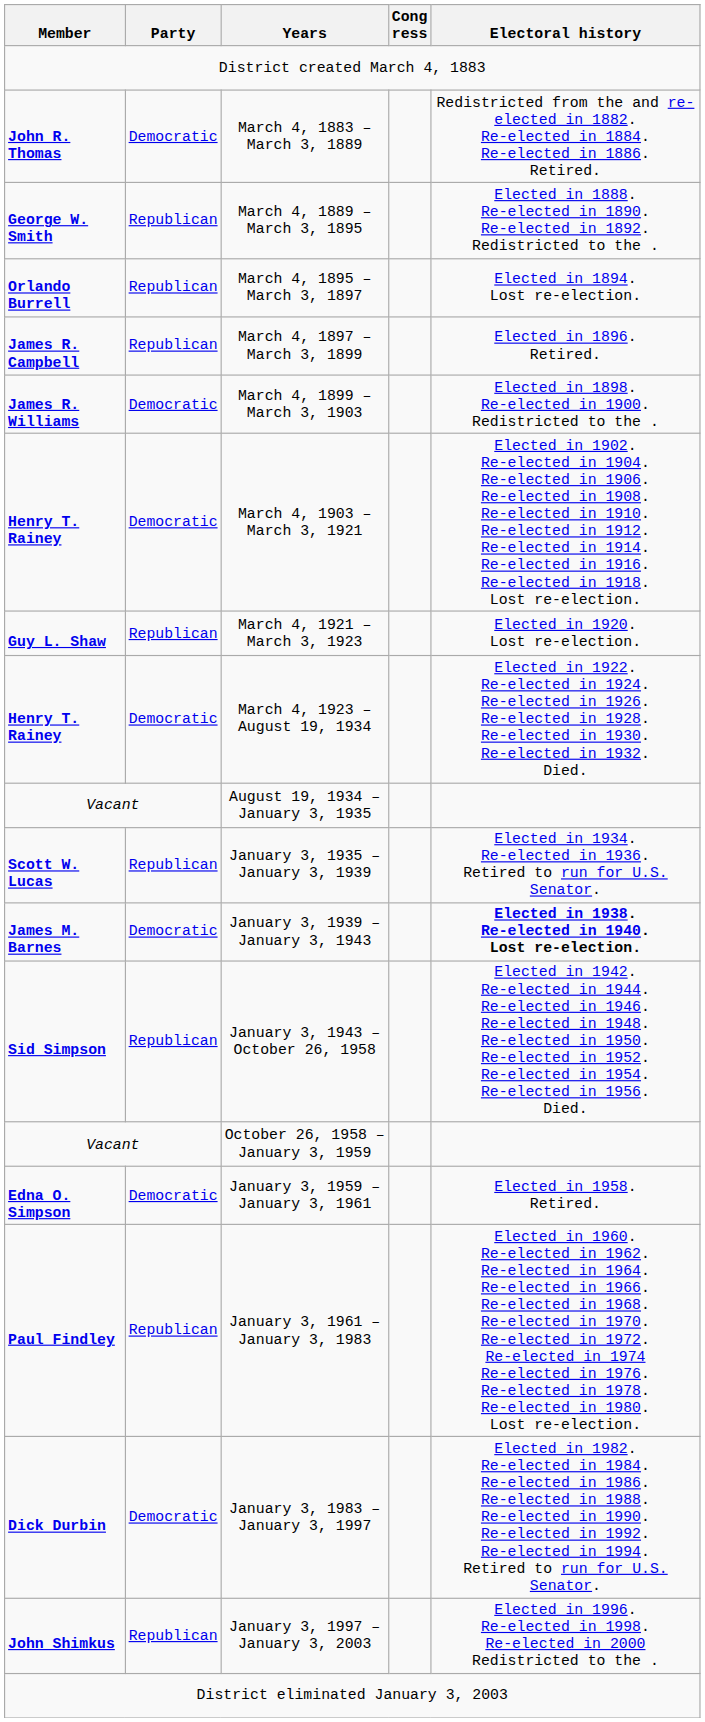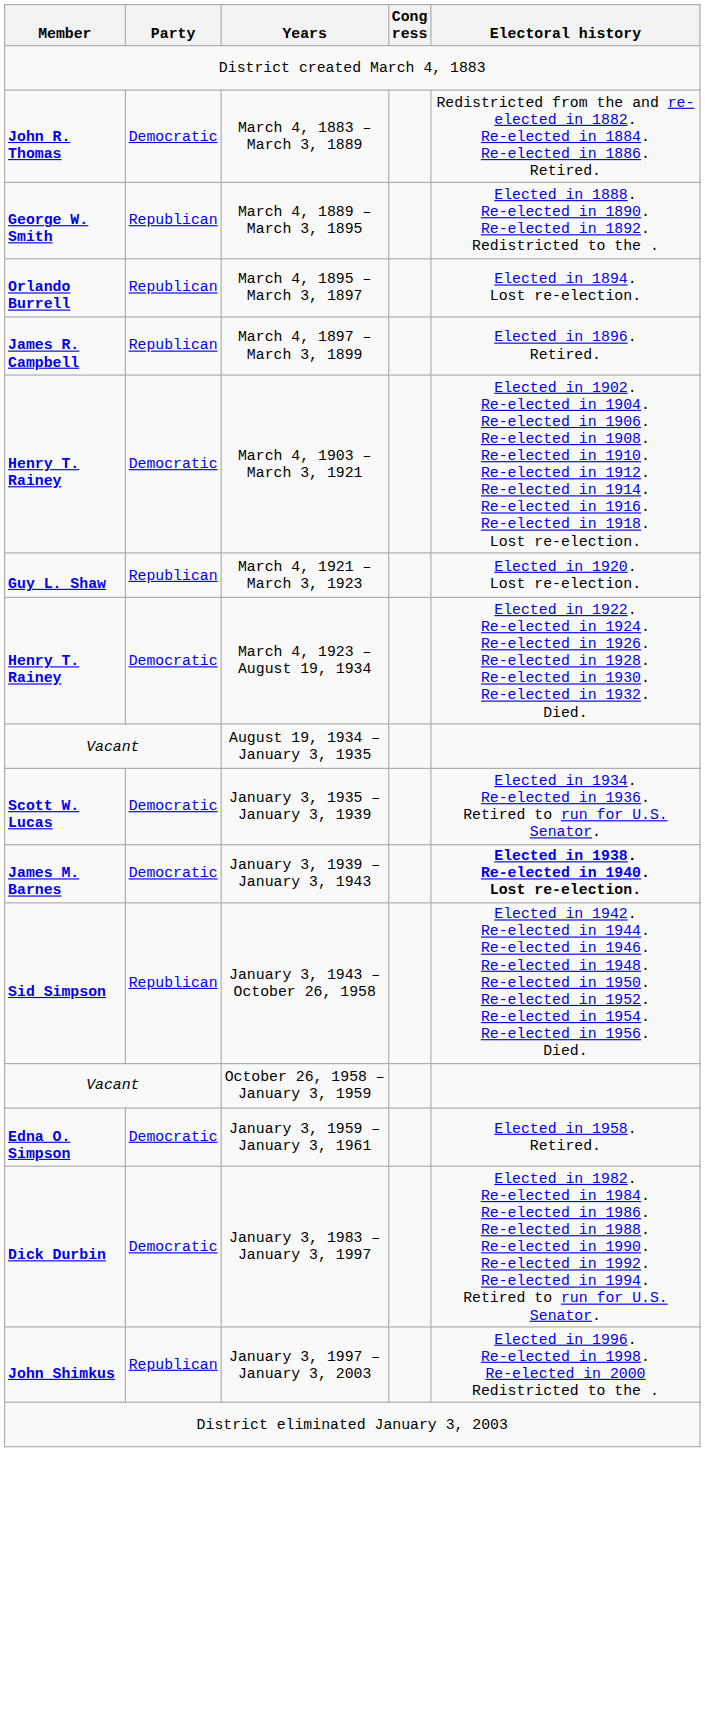- row: (305, 404)
(173, 865) Republican -> (173, 806) Democratic
- row: (305, 1331)
